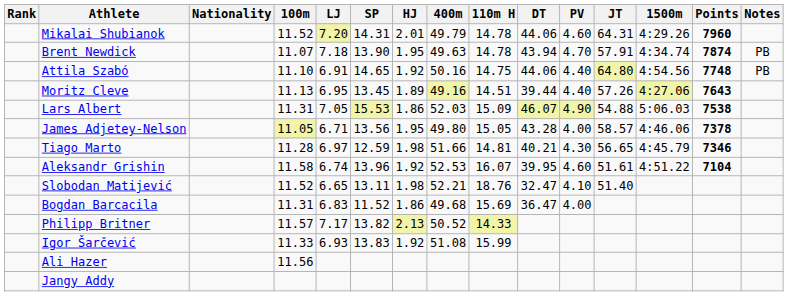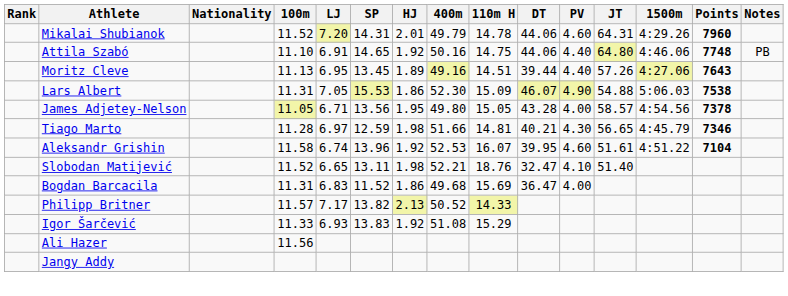- row: (89, 52)
(664, 72) 4:54.56 -> (664, 52) 4:46.06
(448, 110) 52.03 -> (448, 91) 52.30
(664, 129) 4:46.06 -> (664, 110) 4:54.56
(493, 243) 15.99 -> (493, 224) 15.29
